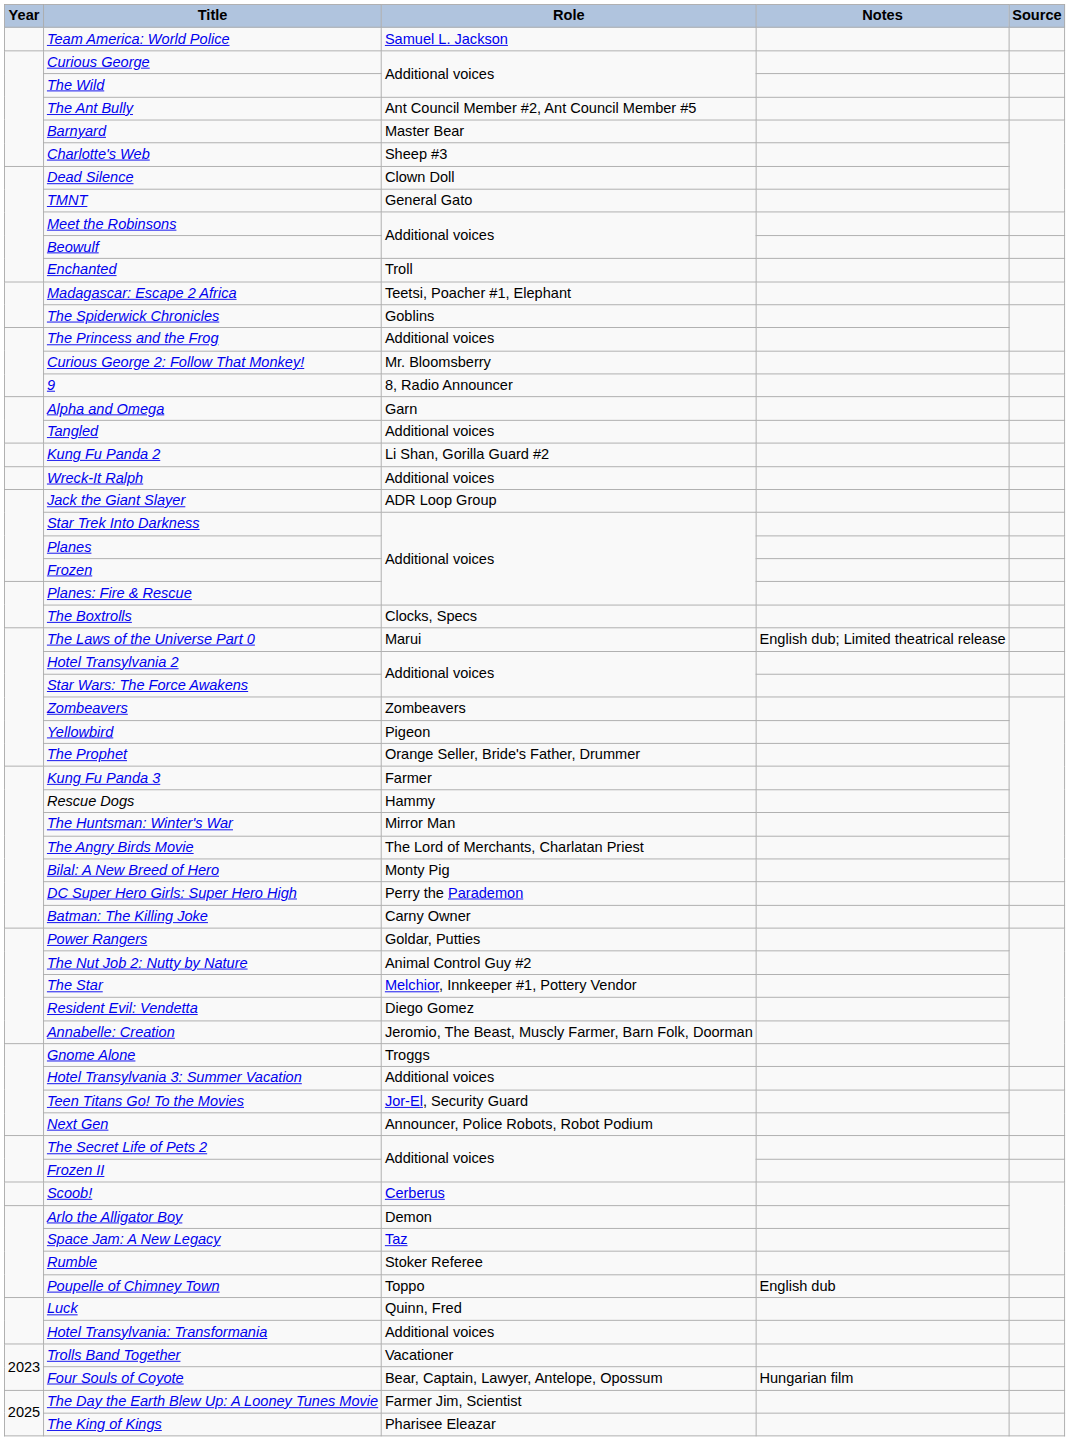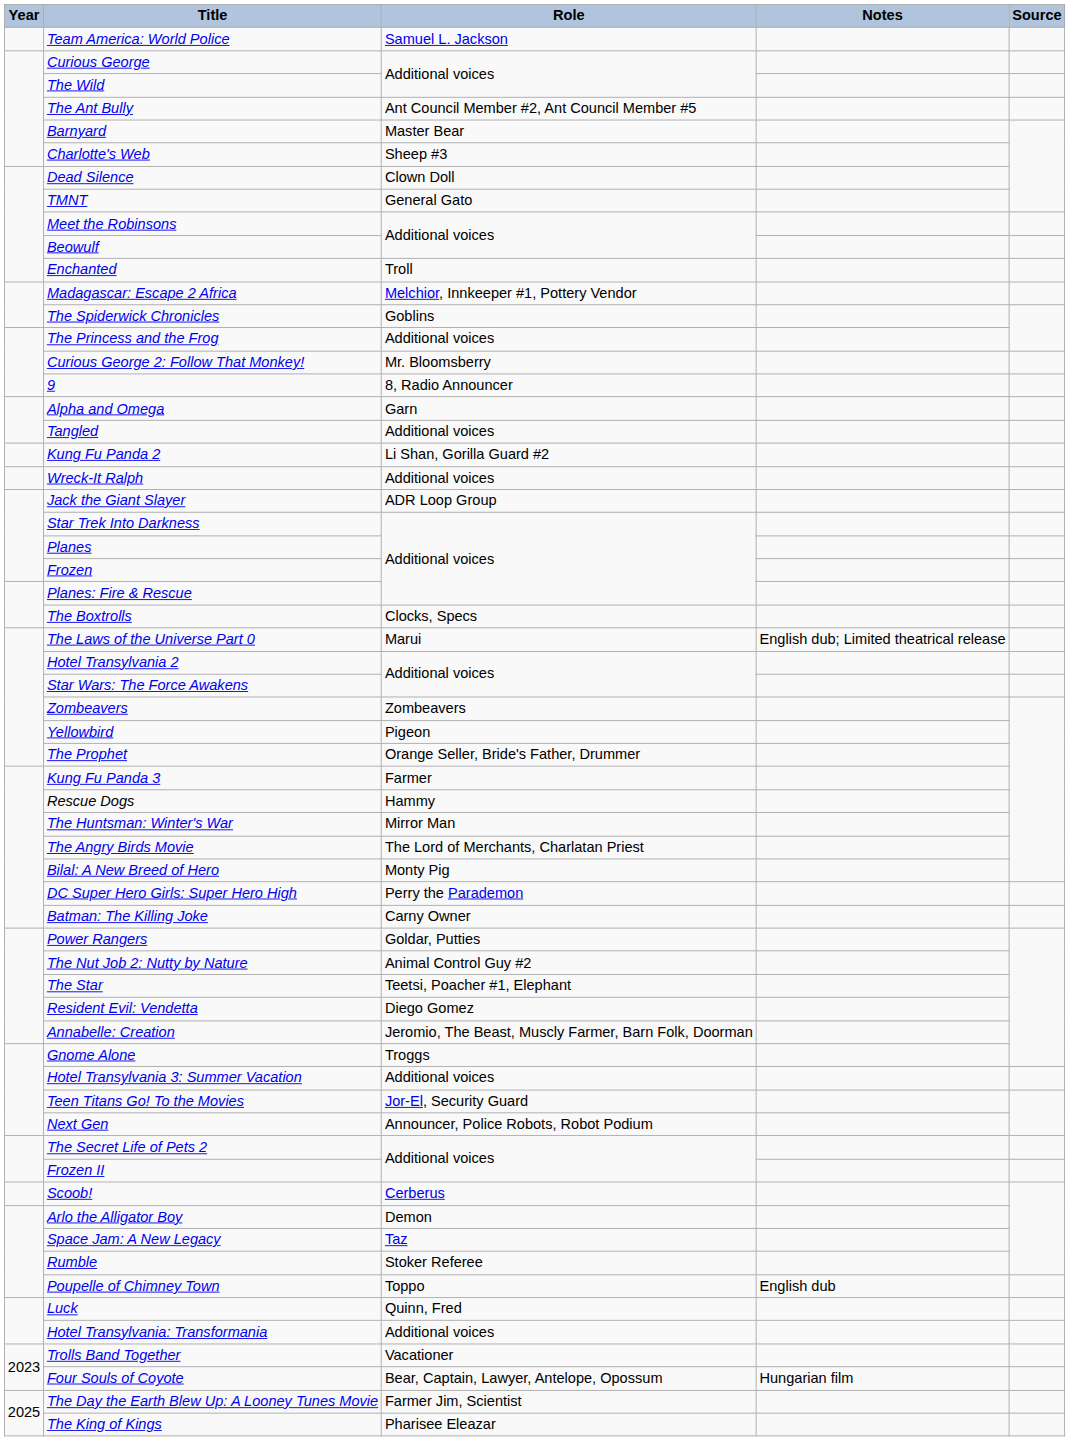(478, 293) Teetsi, Poacher #1, Elephant -> (511, 293) Melchior, Innkeeper #1, Pottery Vendor
(511, 985) Melchior, Innkeeper #1, Pottery Vendor -> (478, 985) Teetsi, Poacher #1, Elephant
